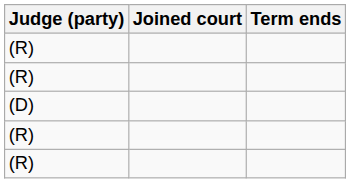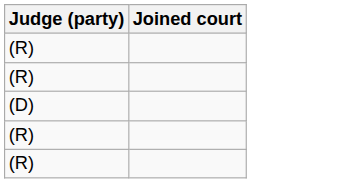- column: (296, 18)
